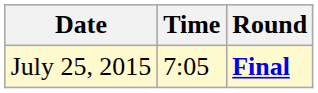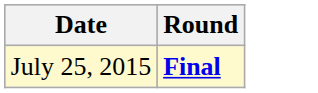- column: (192, 25)
